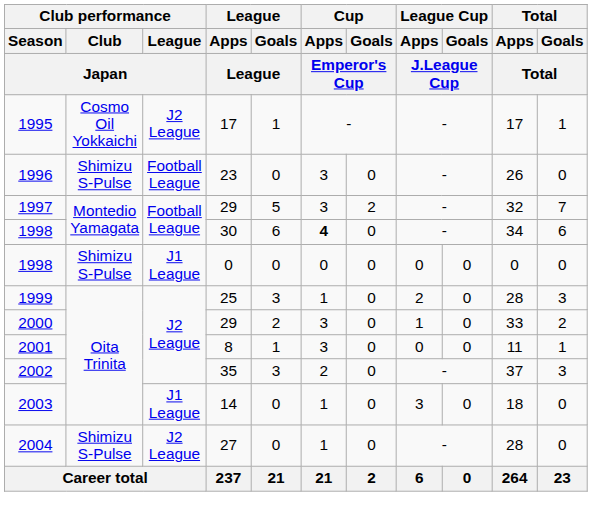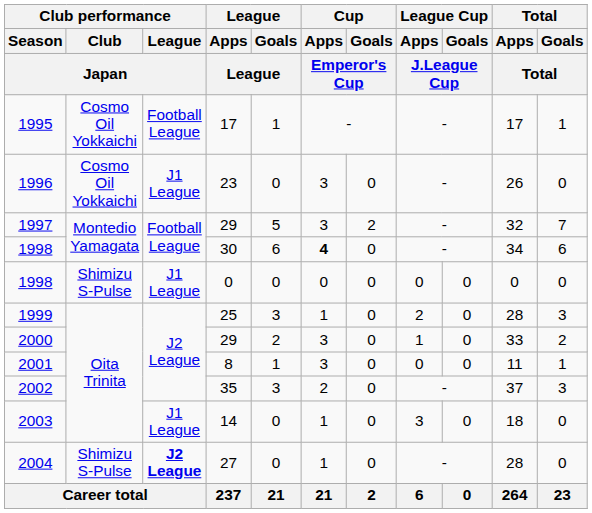(174, 124) J2 League -> (174, 124) Football League
(105, 174) Shimizu S-Pulse -> (105, 183) Cosmo Oil Yokkaichi
(174, 174) Football League -> (174, 183) J1 League
(174, 445) normal -> (174, 462) bold
